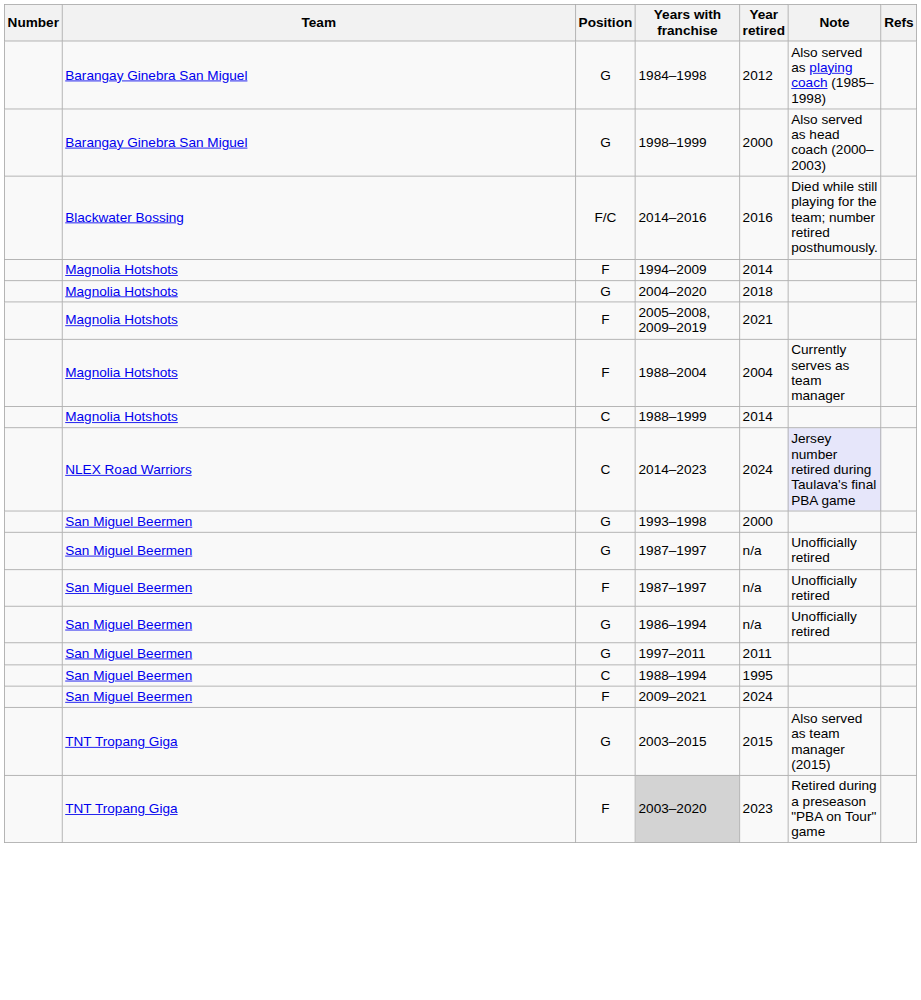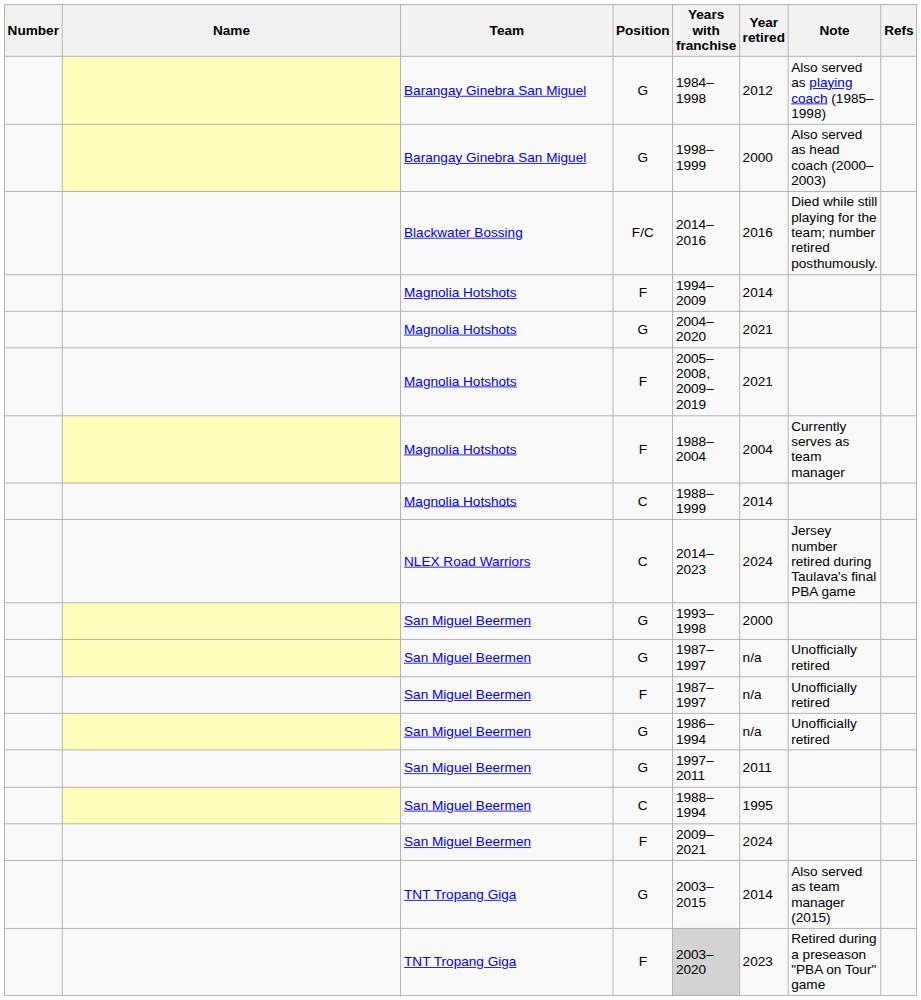+ column: (231, 30)
(758, 291) 2018 -> (758, 329) 2021
(834, 469) lavender background -> (834, 561) no background
(758, 741) 2015 -> (758, 894) 2014
